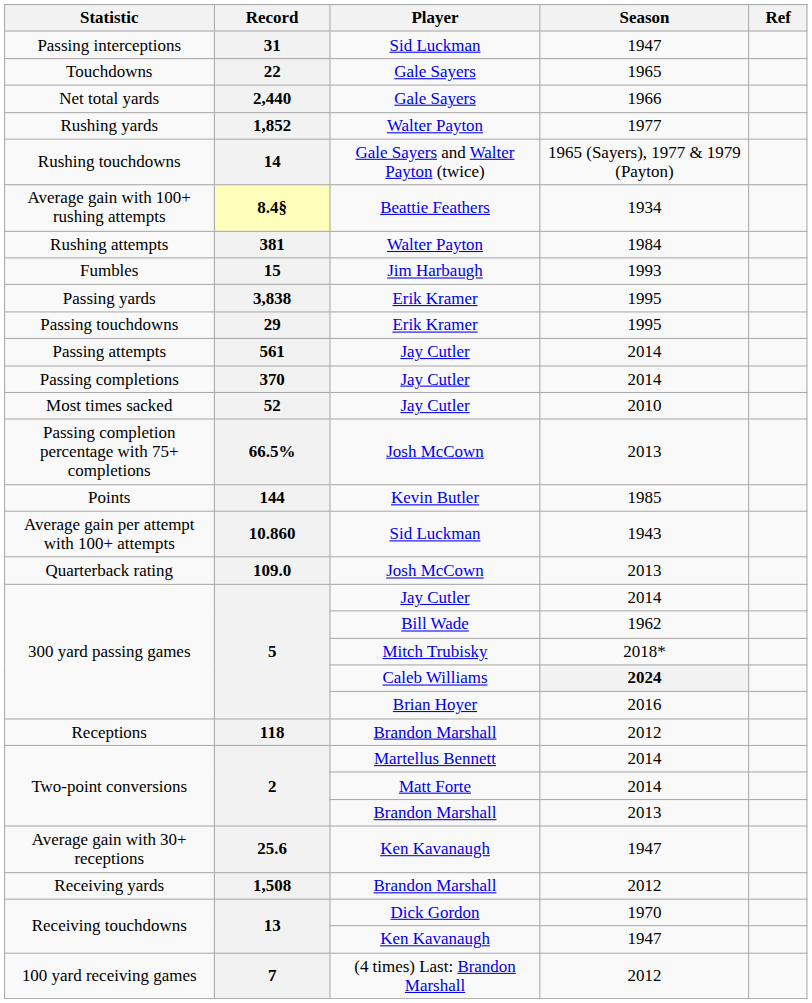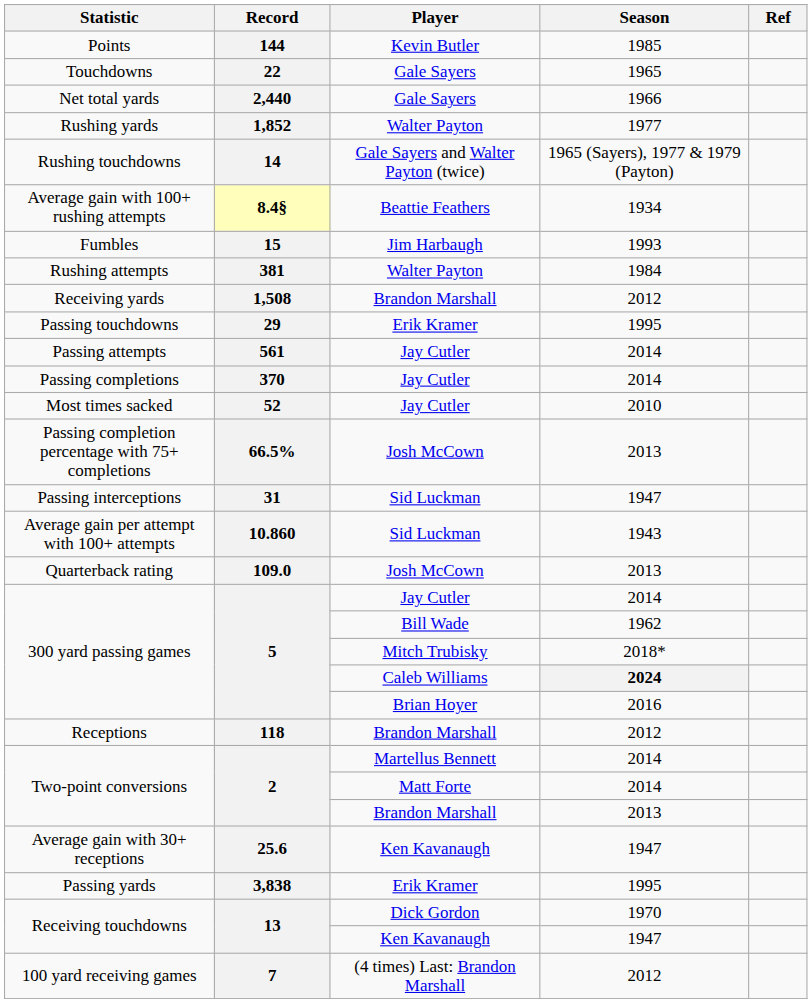rows swapped: (109, 497) <-> (109, 44)
rows swapped: (109, 244) <-> (109, 271)
rows swapped: (109, 298) <-> (109, 885)
